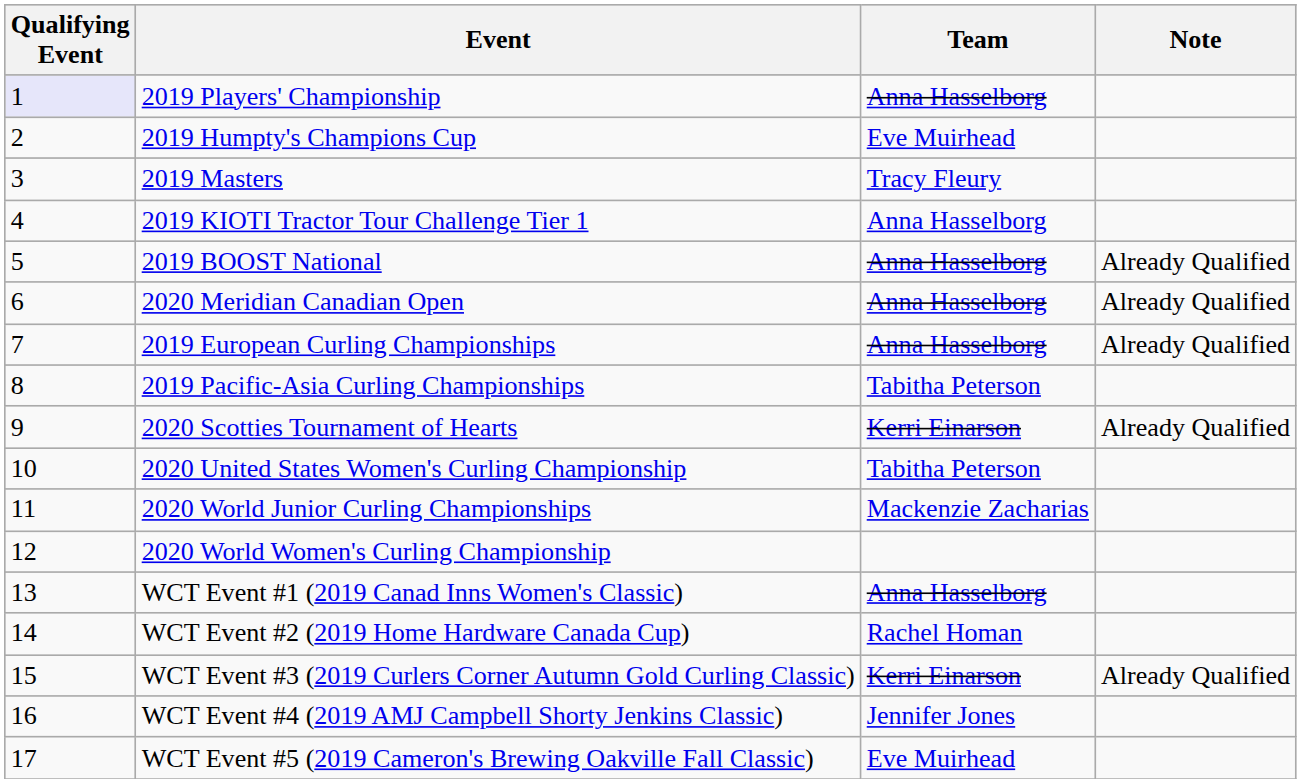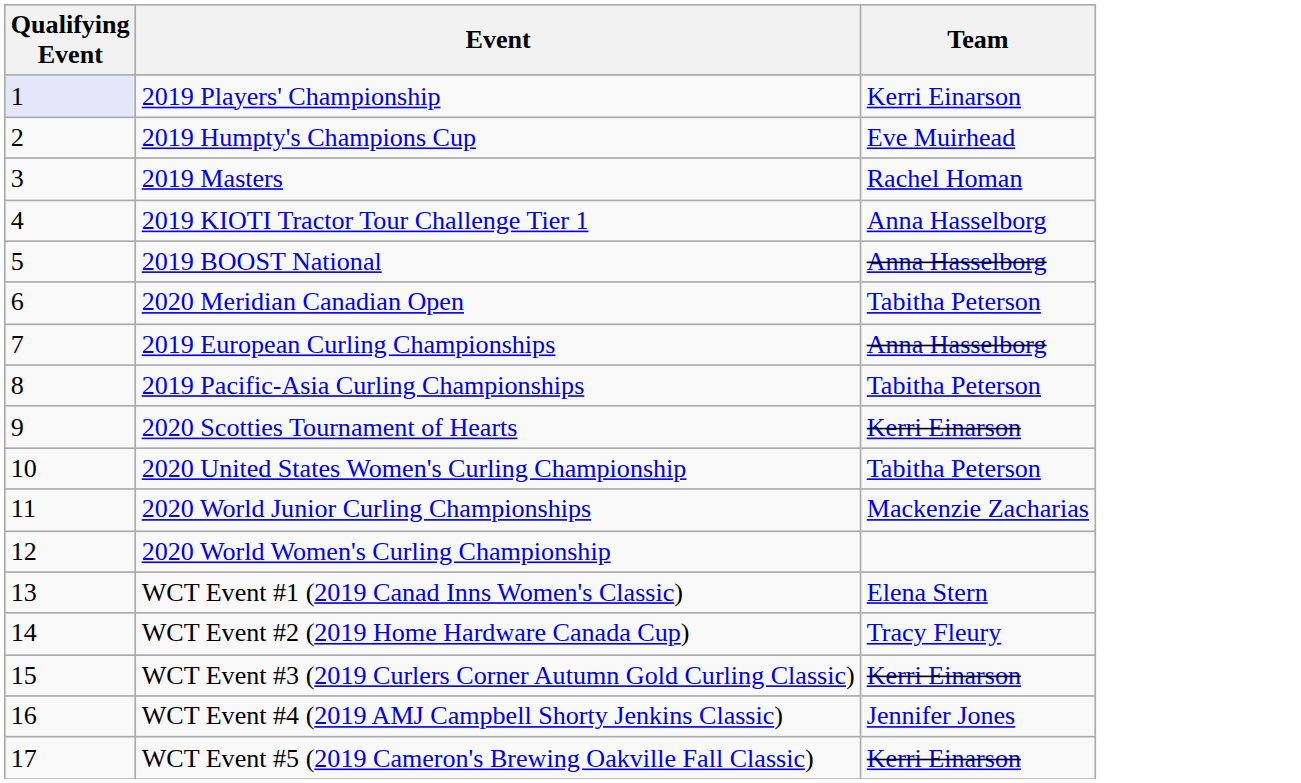- column: (1196, 39)
(957, 95) Anna Hasselborg -> (944, 95) Kerri Einarson
(934, 178) Tracy Fleury -> (945, 178) Rachel Homan
(957, 302) Anna Hasselborg -> (954, 302) Tabitha Peterson
(957, 592) Anna Hasselborg -> (927, 592) Elena Stern
(945, 633) Rachel Homan -> (934, 633) Tracy Fleury
(941, 757) Eve Muirhead -> (944, 757) Kerri Einarson
